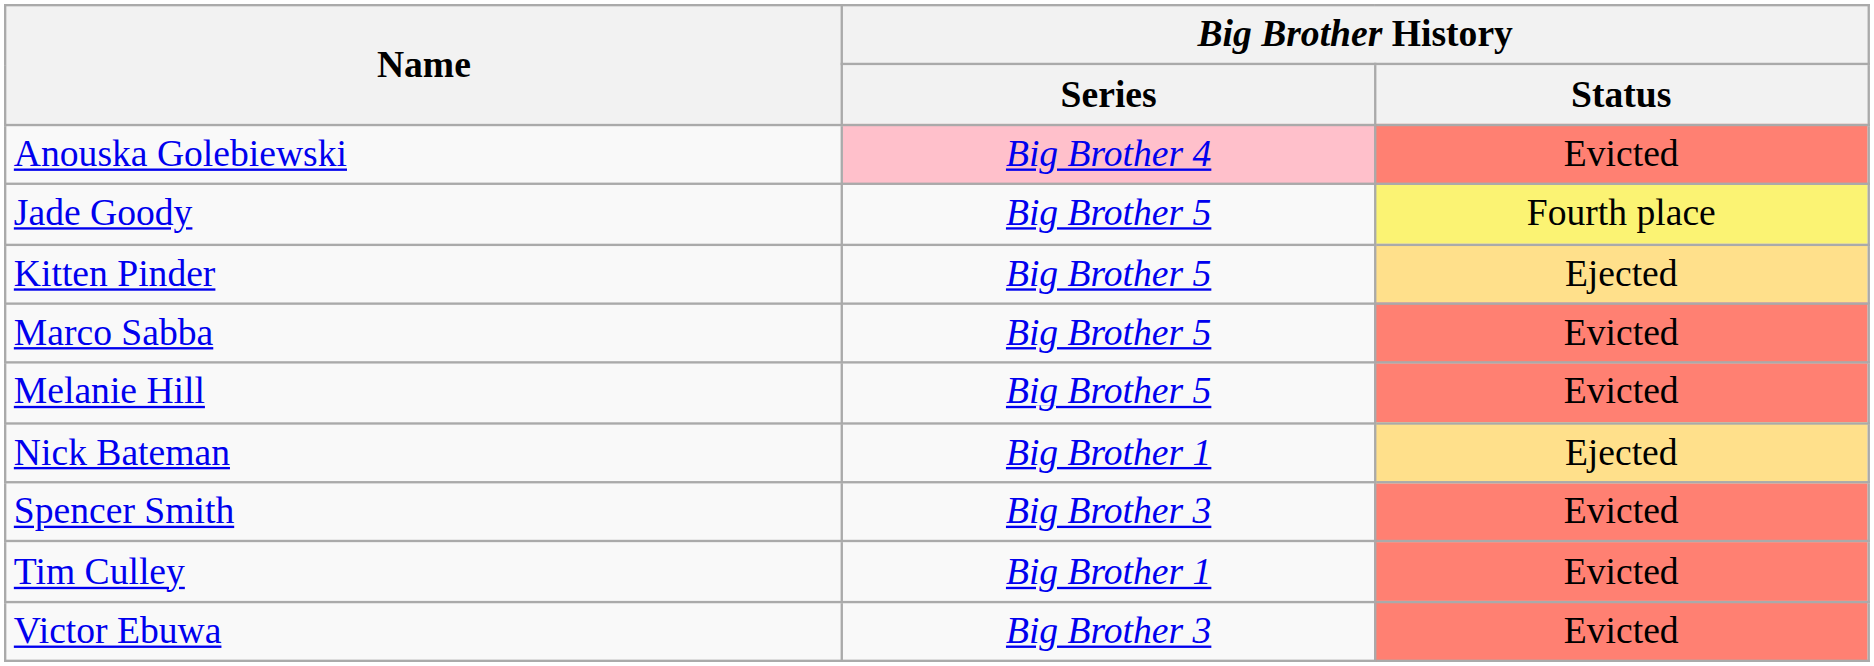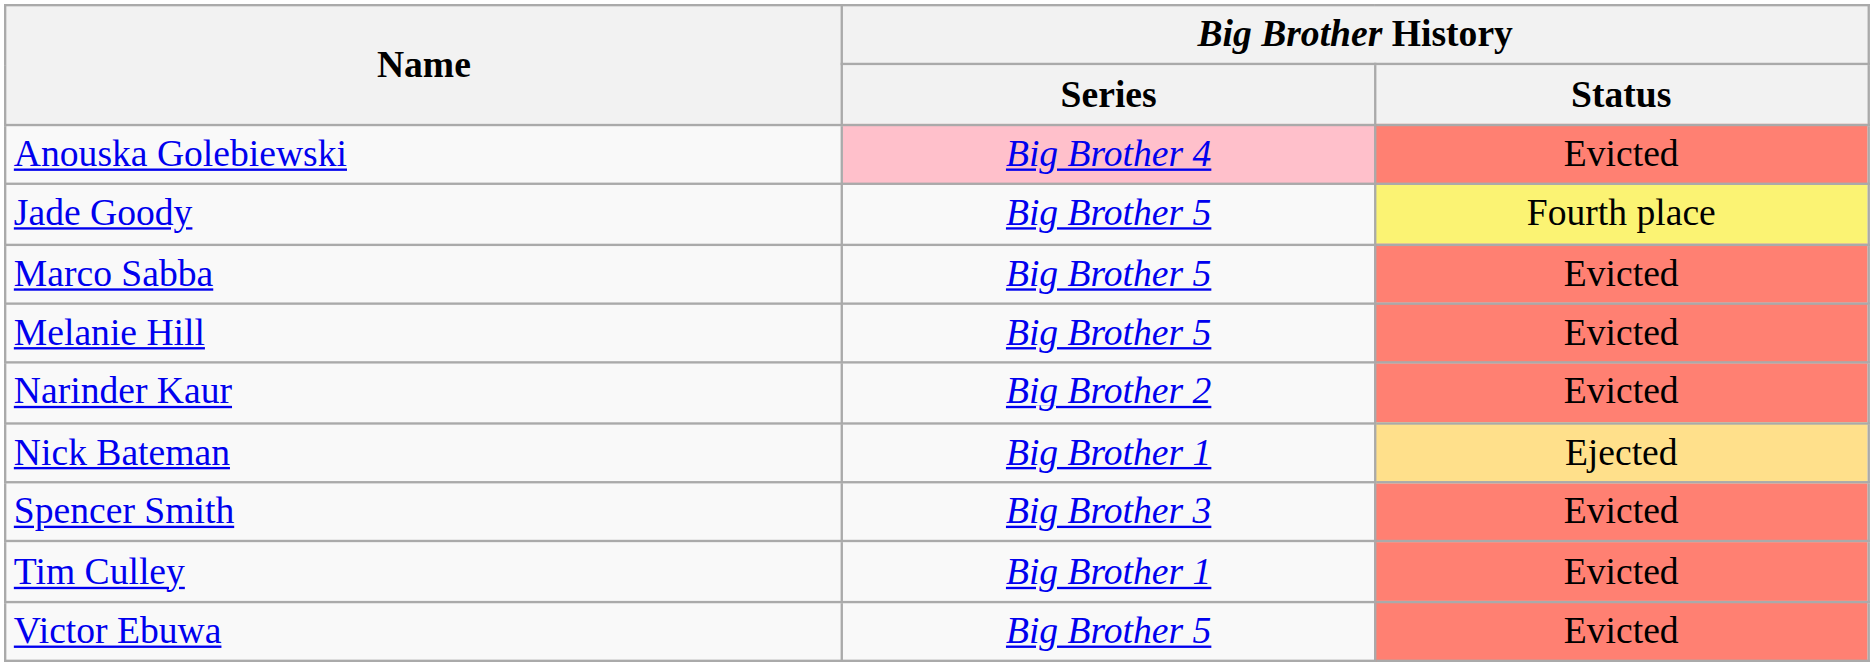- row: (115, 272)
+ row: (123, 392)
(1109, 630) Big Brother 3 -> (1109, 630) Big Brother 5
